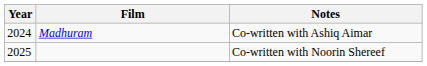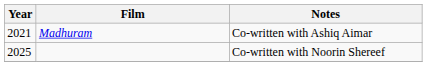(19, 33) 2024 -> (19, 33) 2021
